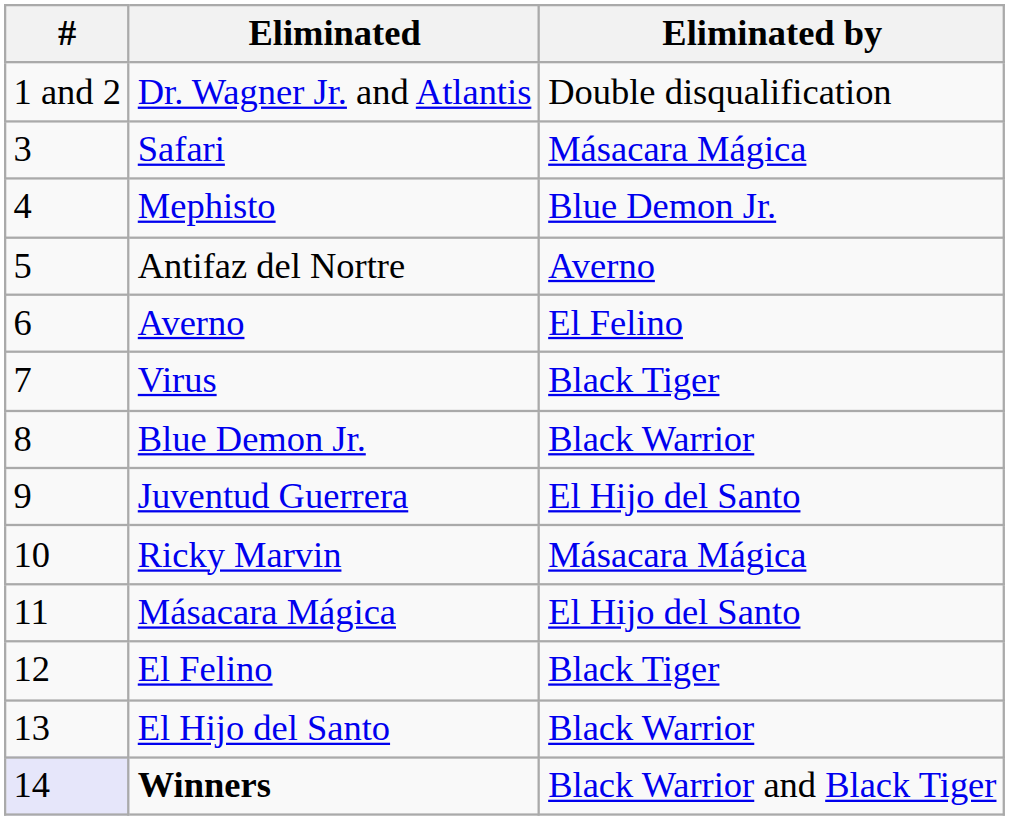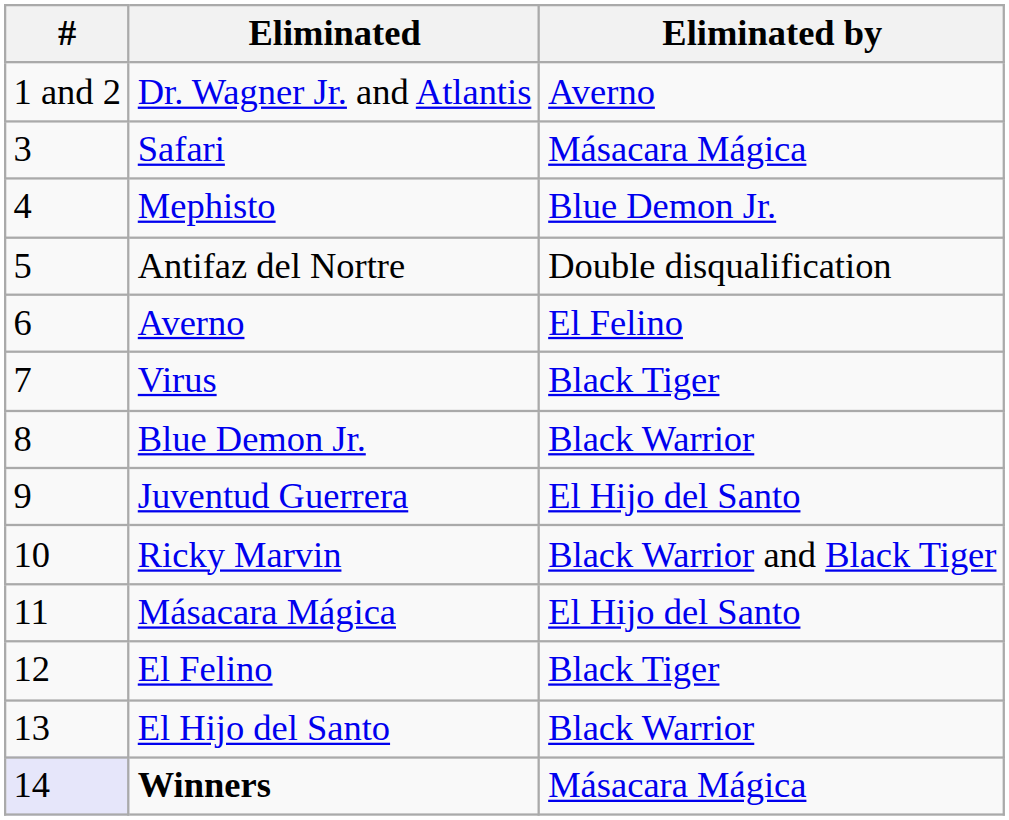(720, 91) Double disqualification -> (602, 91) Averno
(602, 264) Averno -> (720, 264) Double disqualification
(677, 554) Másacara Mágica -> (772, 554) Black Warrior and Black Tiger
(772, 785) Black Warrior and Black Tiger -> (677, 785) Másacara Mágica
